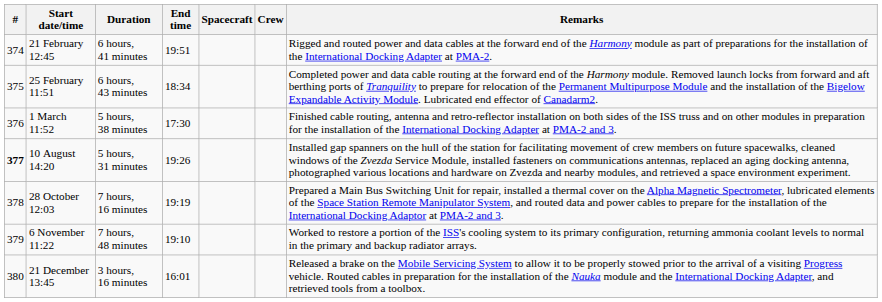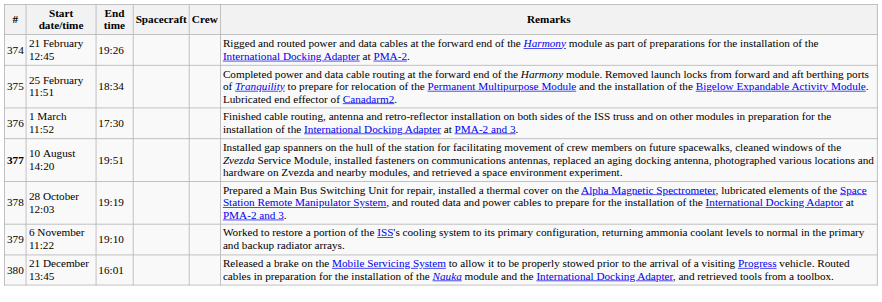- column: (129, 19)
(178, 50) 19:51 -> (111, 50) 19:26
(178, 160) 19:26 -> (111, 160) 19:51
